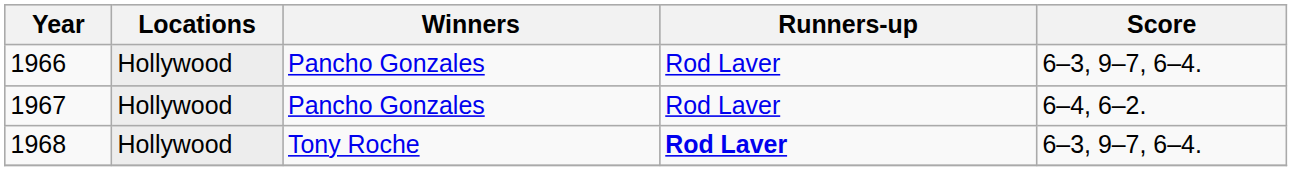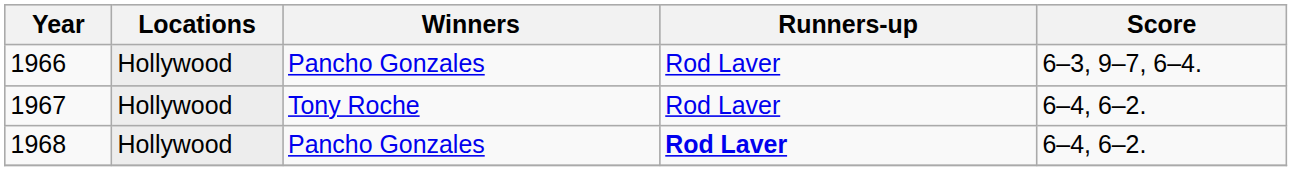(386, 104) Pancho Gonzales -> (354, 104) Tony Roche
(354, 144) Tony Roche -> (386, 144) Pancho Gonzales
(1122, 144) 6–3, 9–7, 6–4. -> (1094, 144) 6–4, 6–2.
